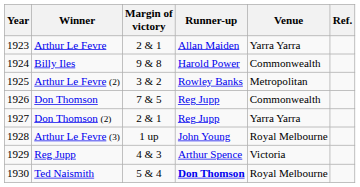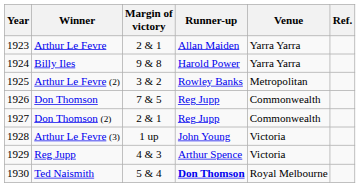(285, 63) Commonwealth -> (275, 63) Yarra Yarra
(275, 118) Yarra Yarra -> (285, 118) Commonwealth
(289, 136) Royal Melbourne -> (268, 136) Victoria
